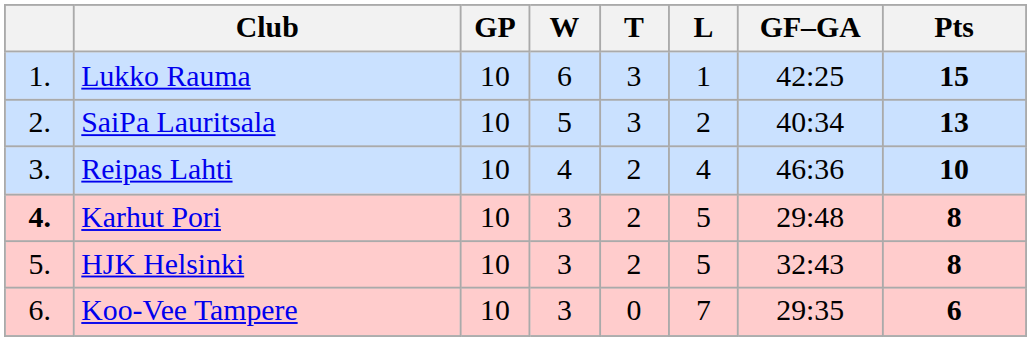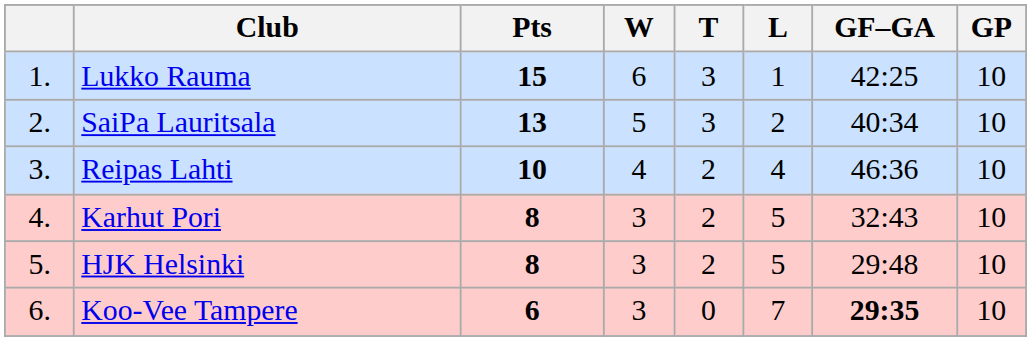columns swapped: (495, 28) <-> (954, 28)
(40, 216) bold -> (40, 216) normal
(810, 216) 29:48 -> (885, 216) 32:43
(810, 264) 32:43 -> (885, 264) 29:48
(810, 311) normal -> (885, 311) bold
